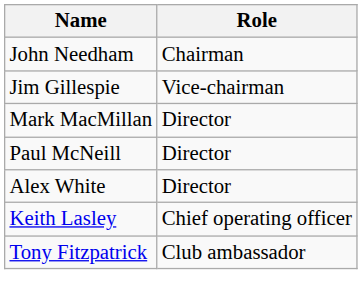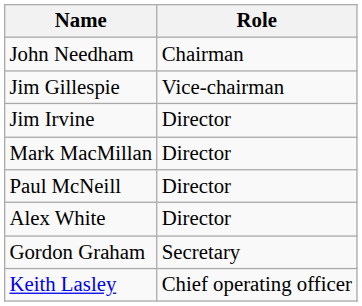+ row: (52, 119)
+ row: (77, 251)
- row: (78, 251)
